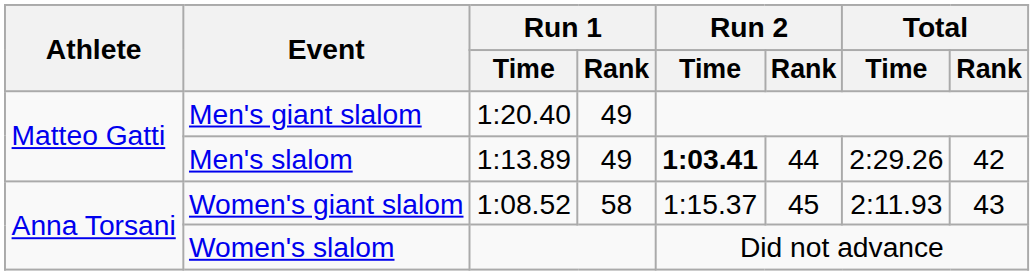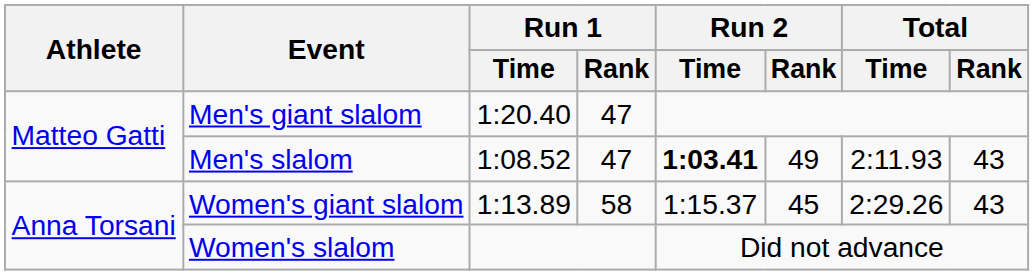(617, 114) 49 -> (617, 114) 47
(524, 159) 1:13.89 -> (524, 159) 1:08.52
(617, 159) 49 -> (617, 159) 47
(804, 159) 44 -> (804, 159) 49
(896, 159) 2:29.26 -> (896, 159) 2:11.93
(989, 159) 42 -> (989, 159) 43
(524, 204) 1:08.52 -> (524, 204) 1:13.89
(896, 204) 2:11.93 -> (896, 204) 2:29.26
